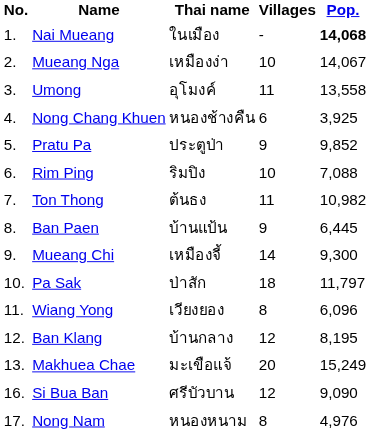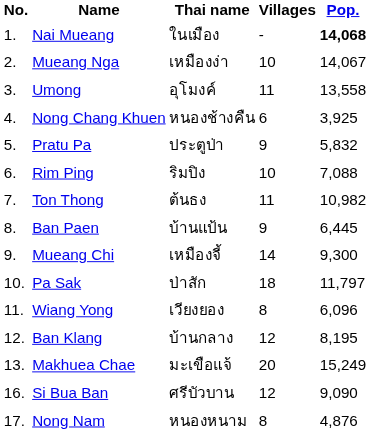(339, 144) 9,852 -> (339, 144) 5,832
(339, 420) 4,976 -> (339, 420) 4,876
